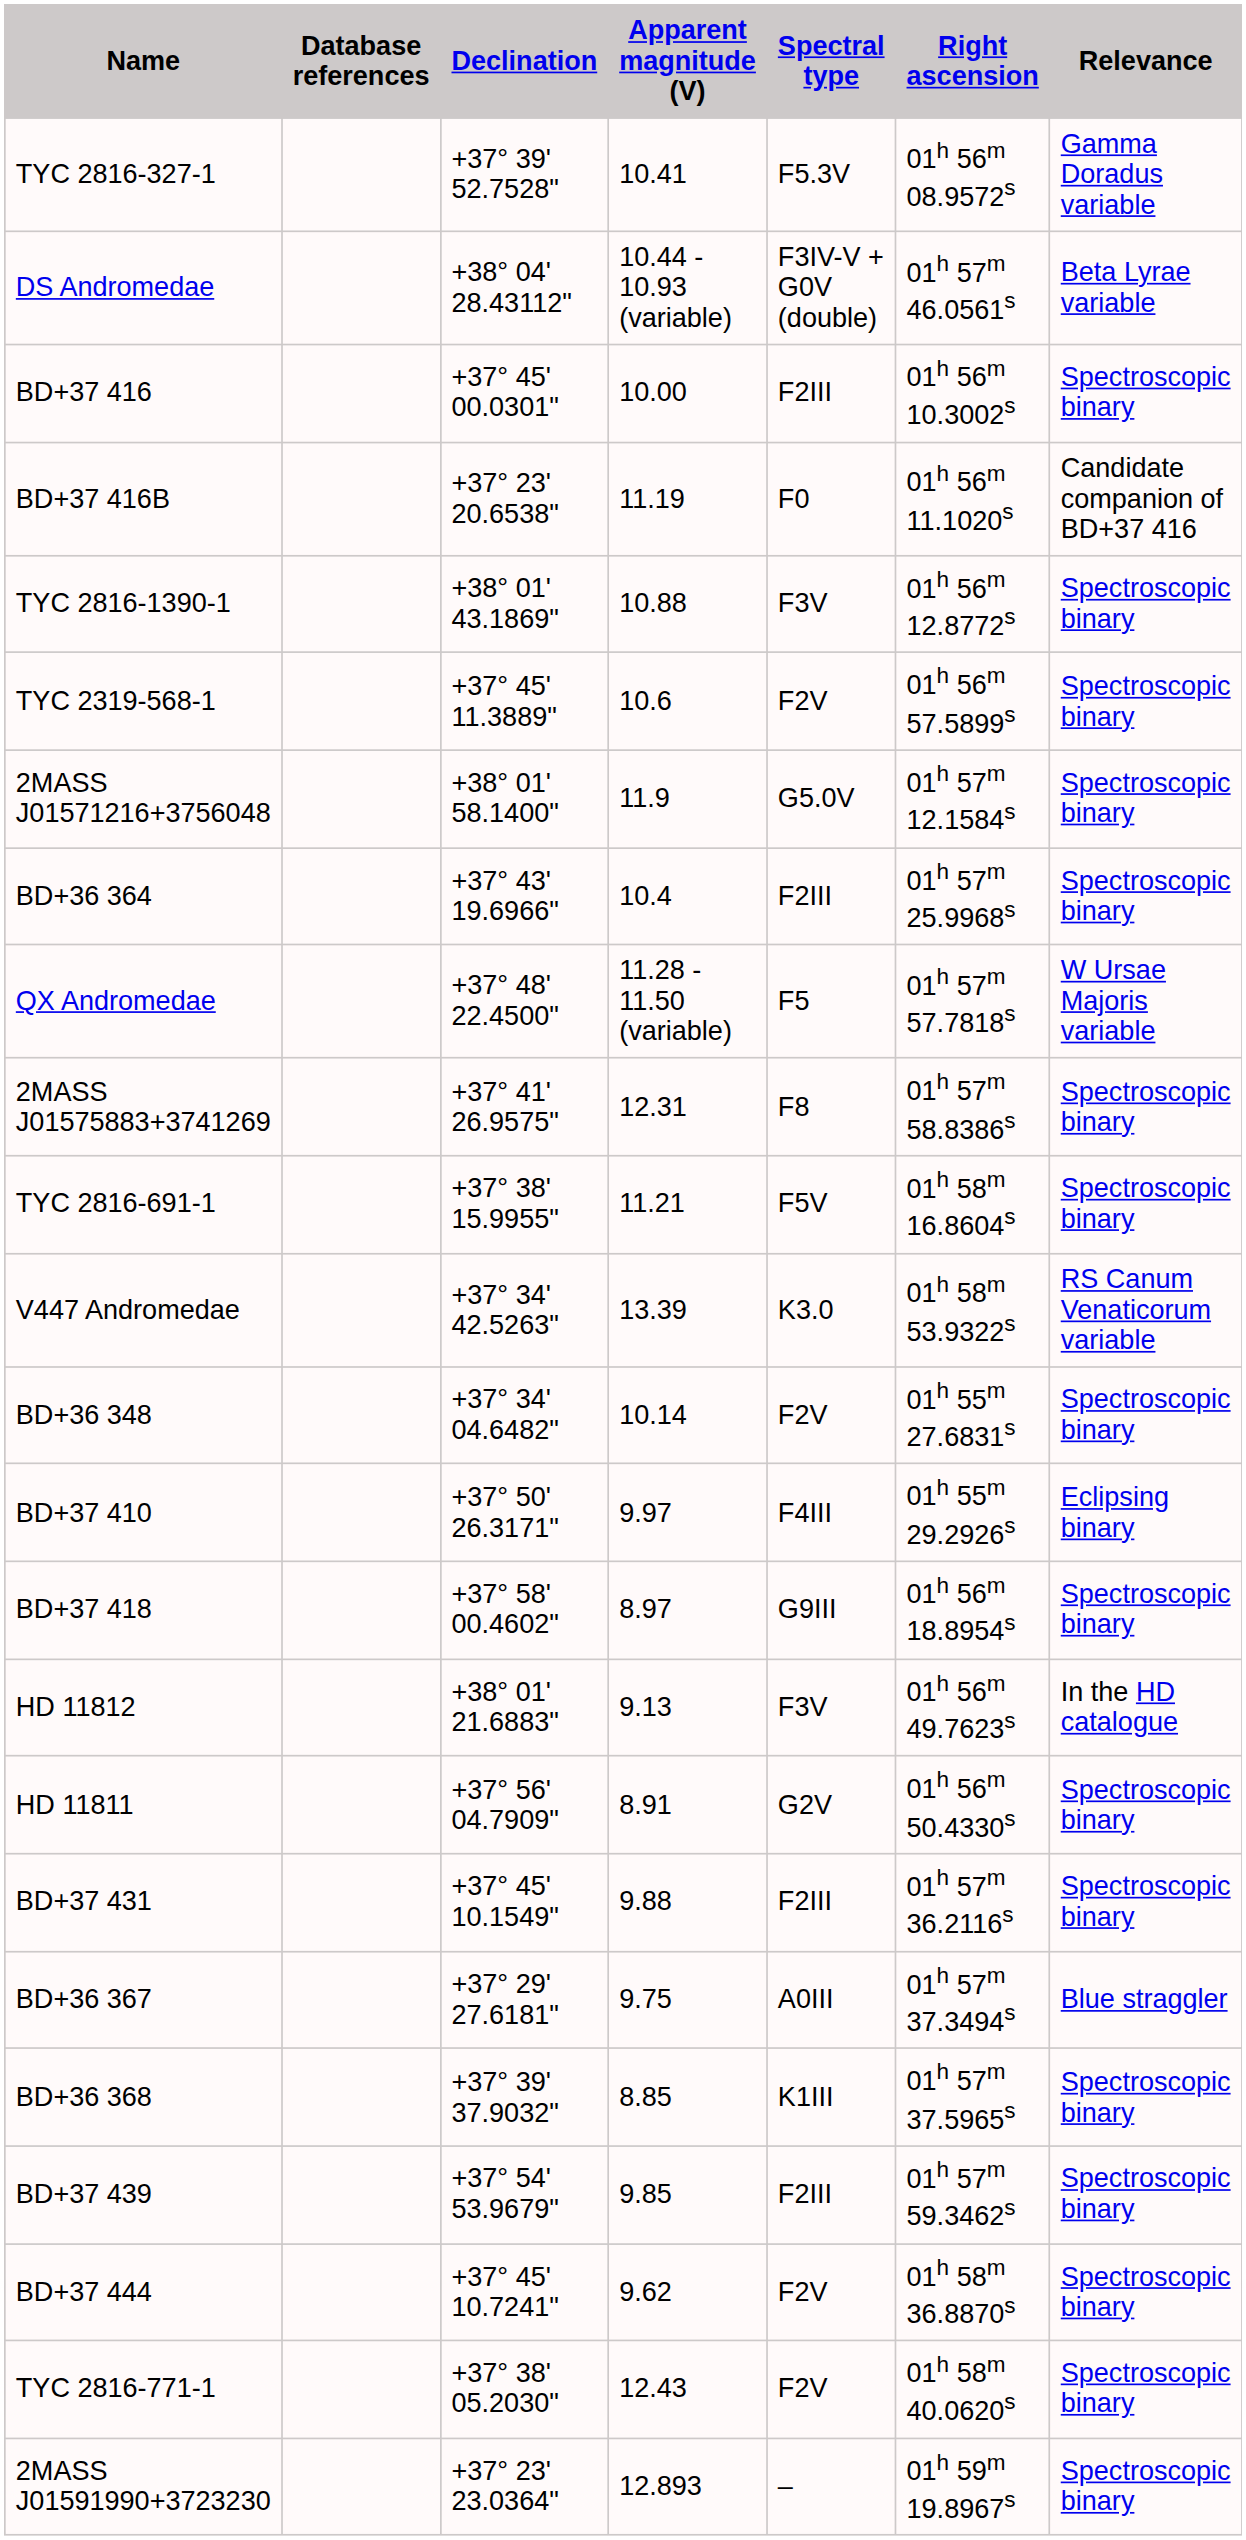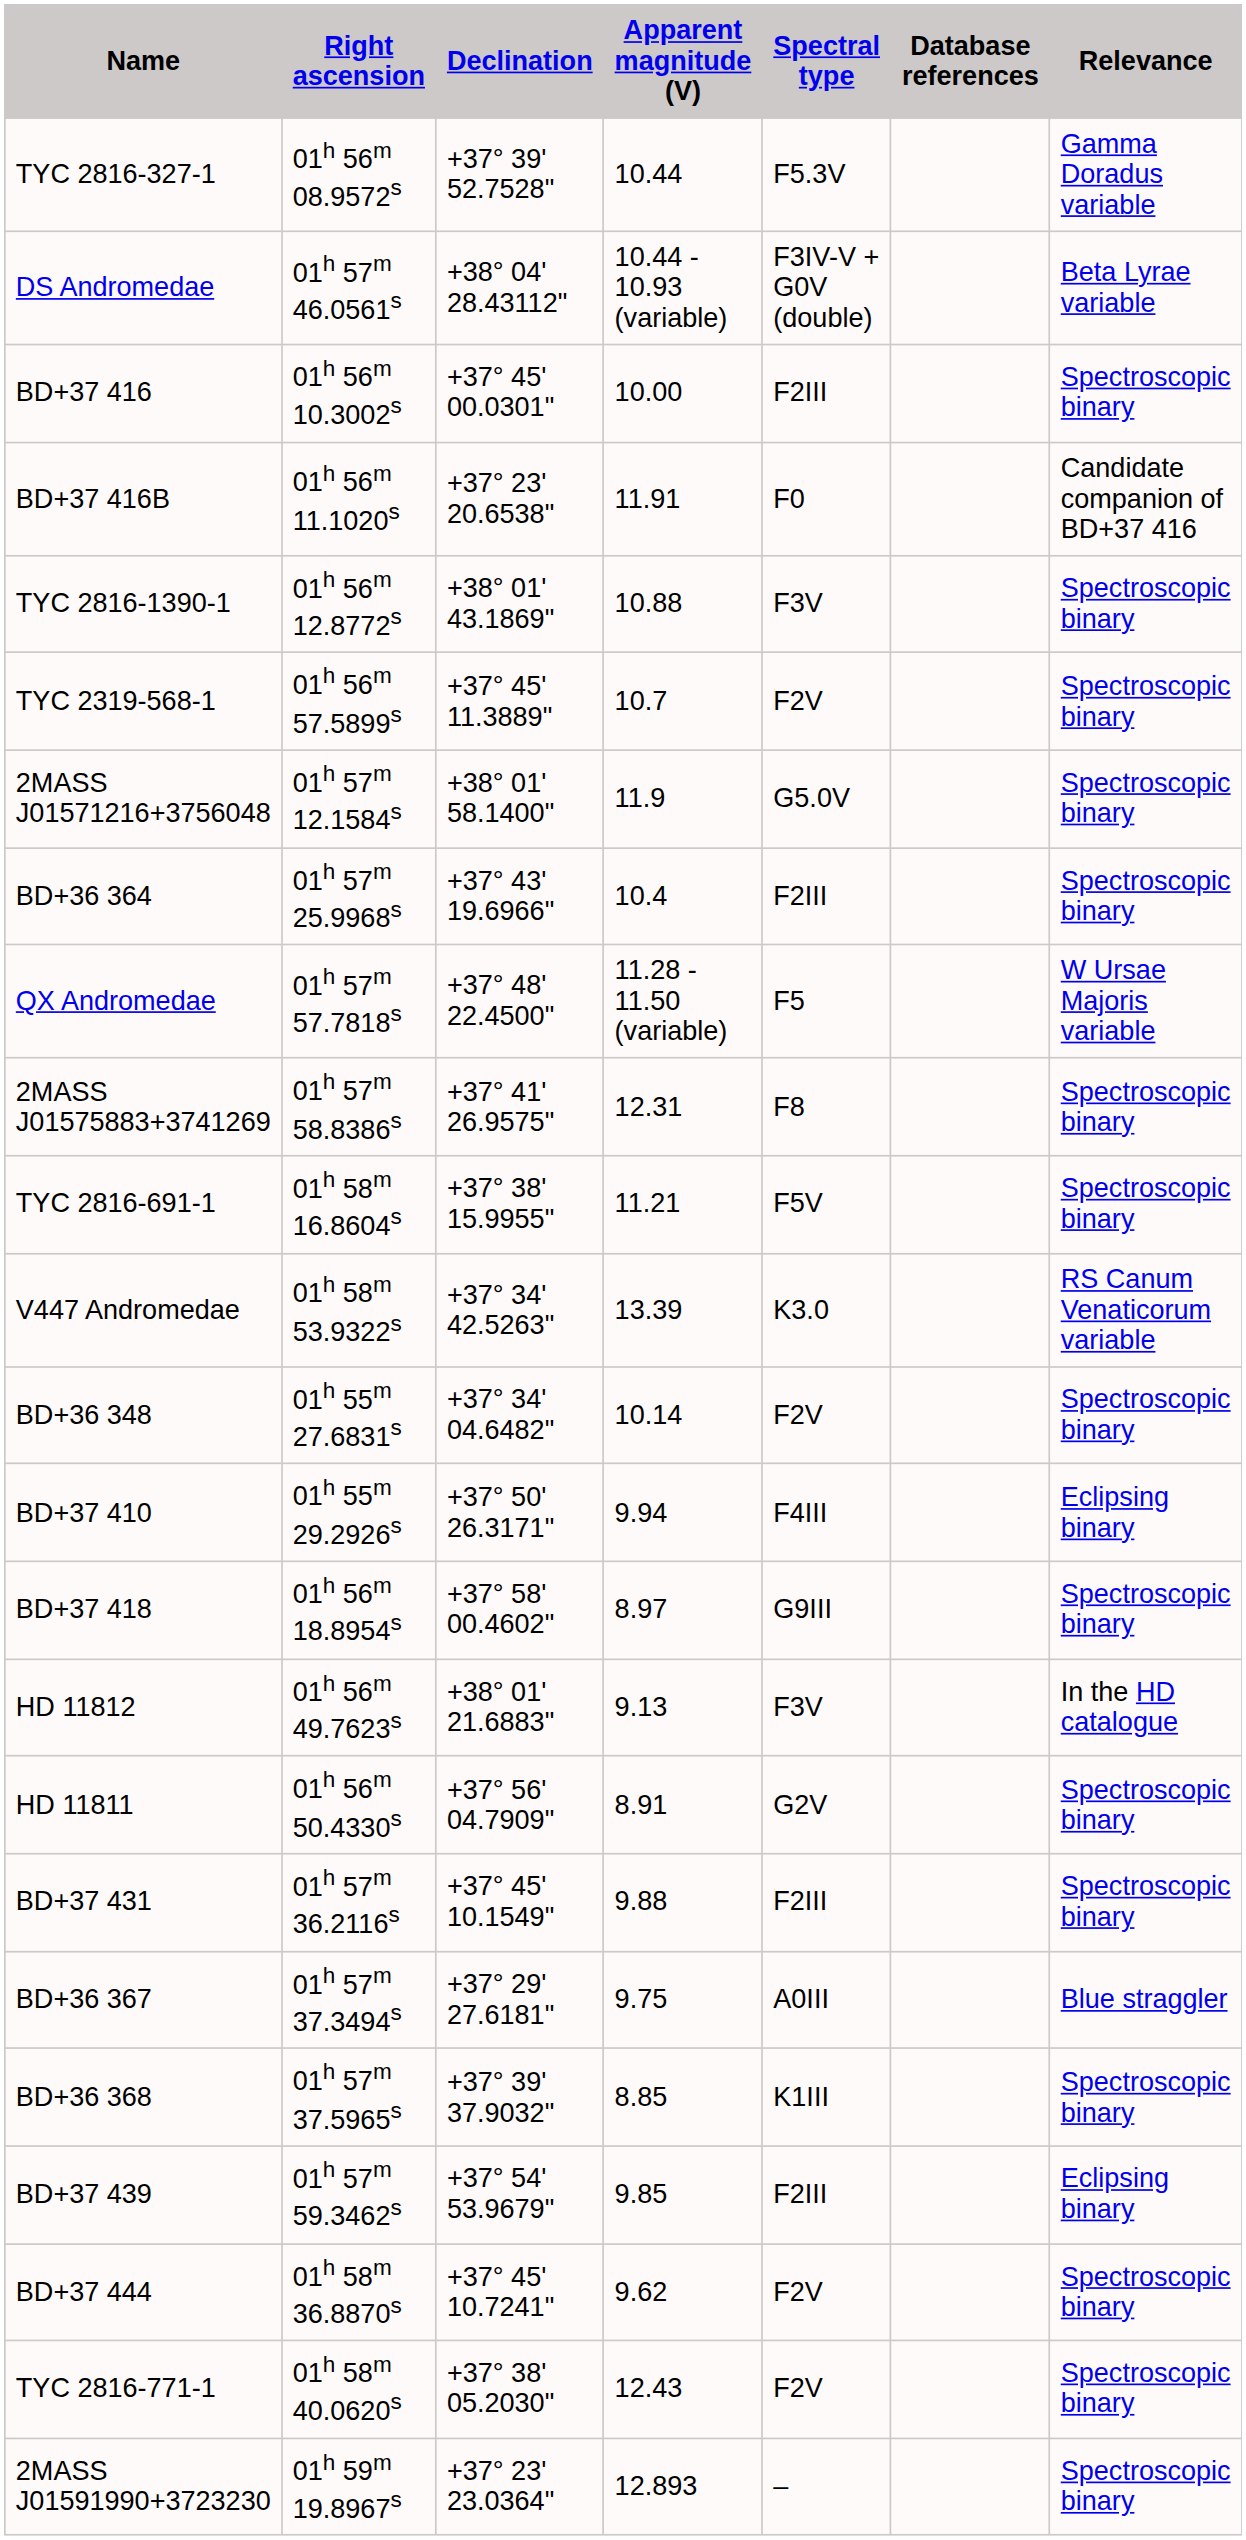columns swapped: (973, 61) <-> (361, 61)
(653, 174) 10.41 -> (648, 174) 10.44
(652, 498) 11.19 -> (647, 498) 11.91
(646, 701) 10.6 -> (641, 701) 10.7
(646, 1512) 9.97 -> (641, 1512) 9.94
(1146, 2194) Spectroscopic binary -> (1115, 2194) Eclipsing binary
